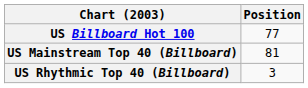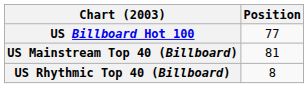(272, 73) 3 -> (272, 73) 8
